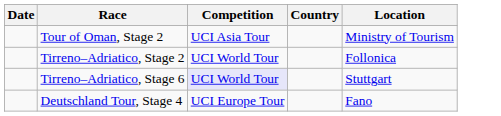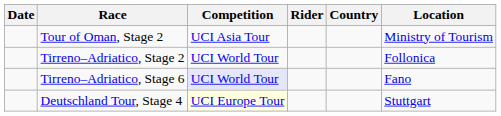+ column: (307, 15)
(368, 79) Stuttgart -> (398, 79) Fano
(238, 100) no background -> (238, 100) lightyellow background
(359, 100) Fano -> (407, 100) Stuttgart
